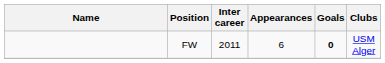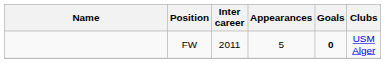(281, 44) 6 -> (281, 44) 5
